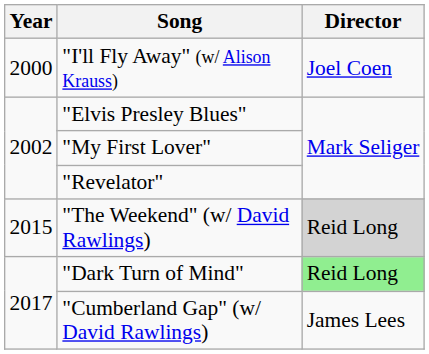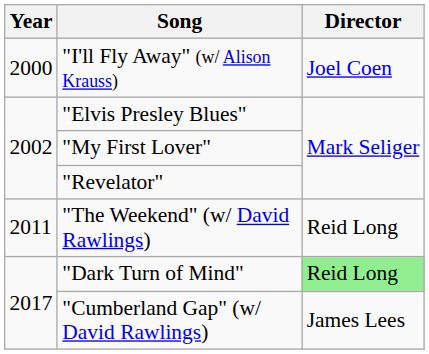(31, 227) 2015 -> (31, 227) 2011
(352, 227) lightgrey background -> (352, 227) no background
